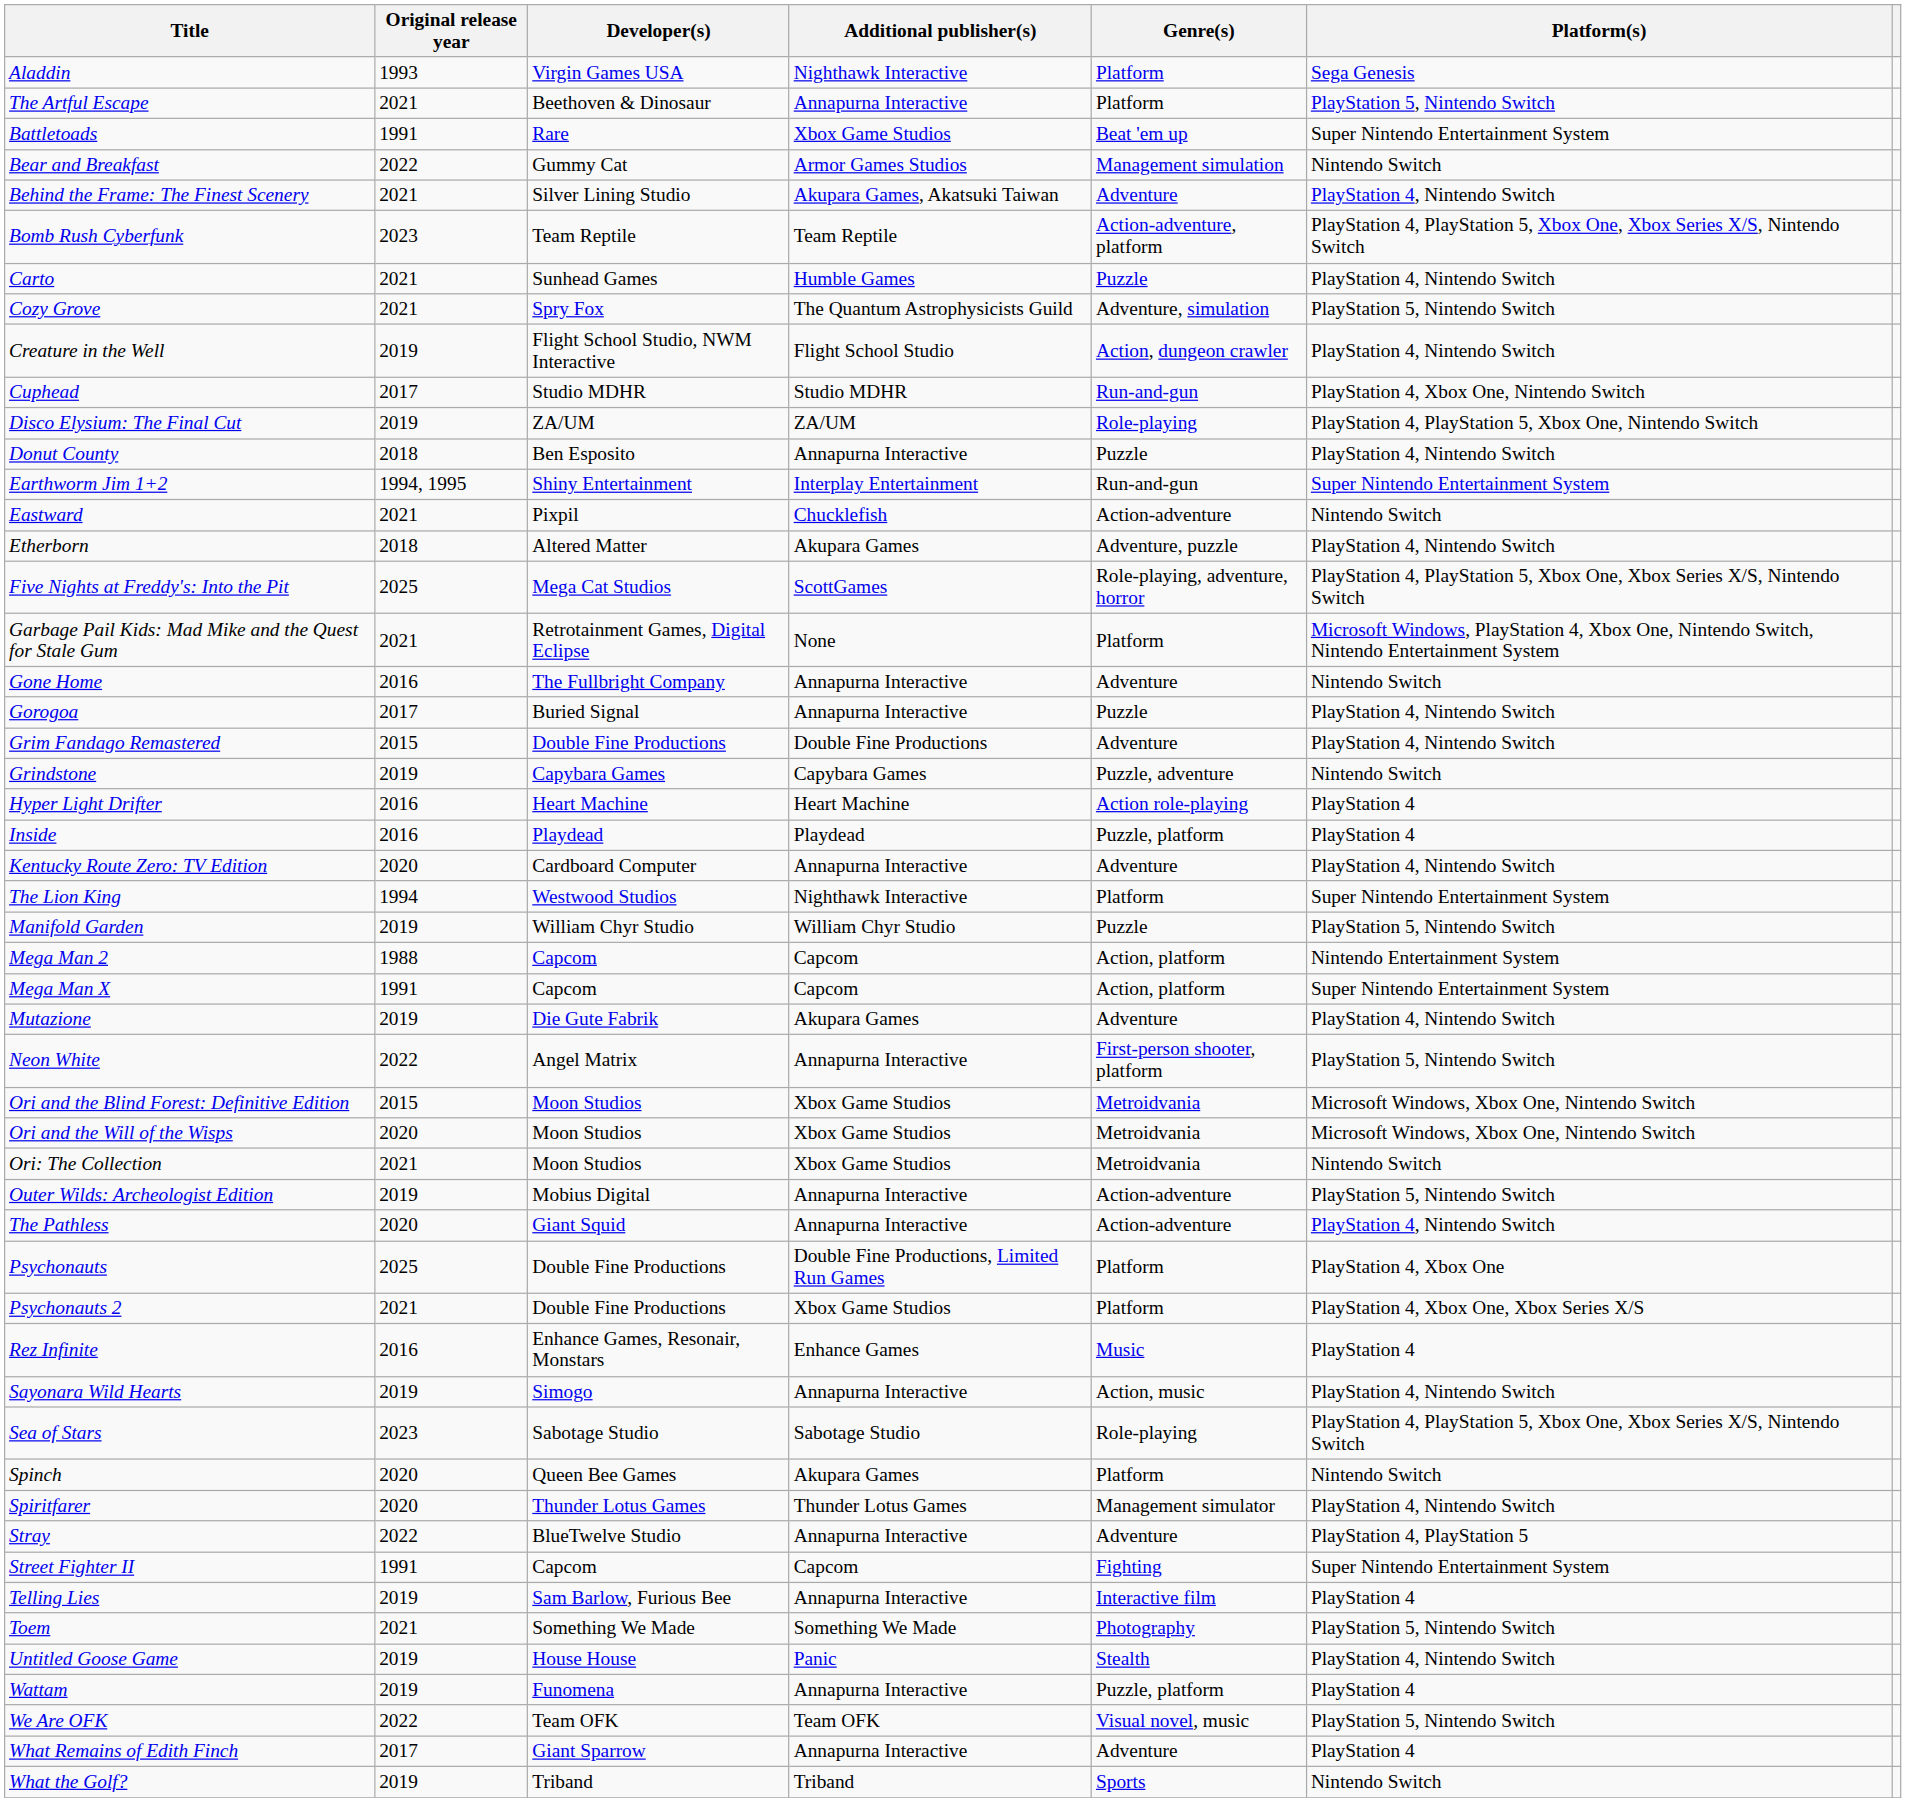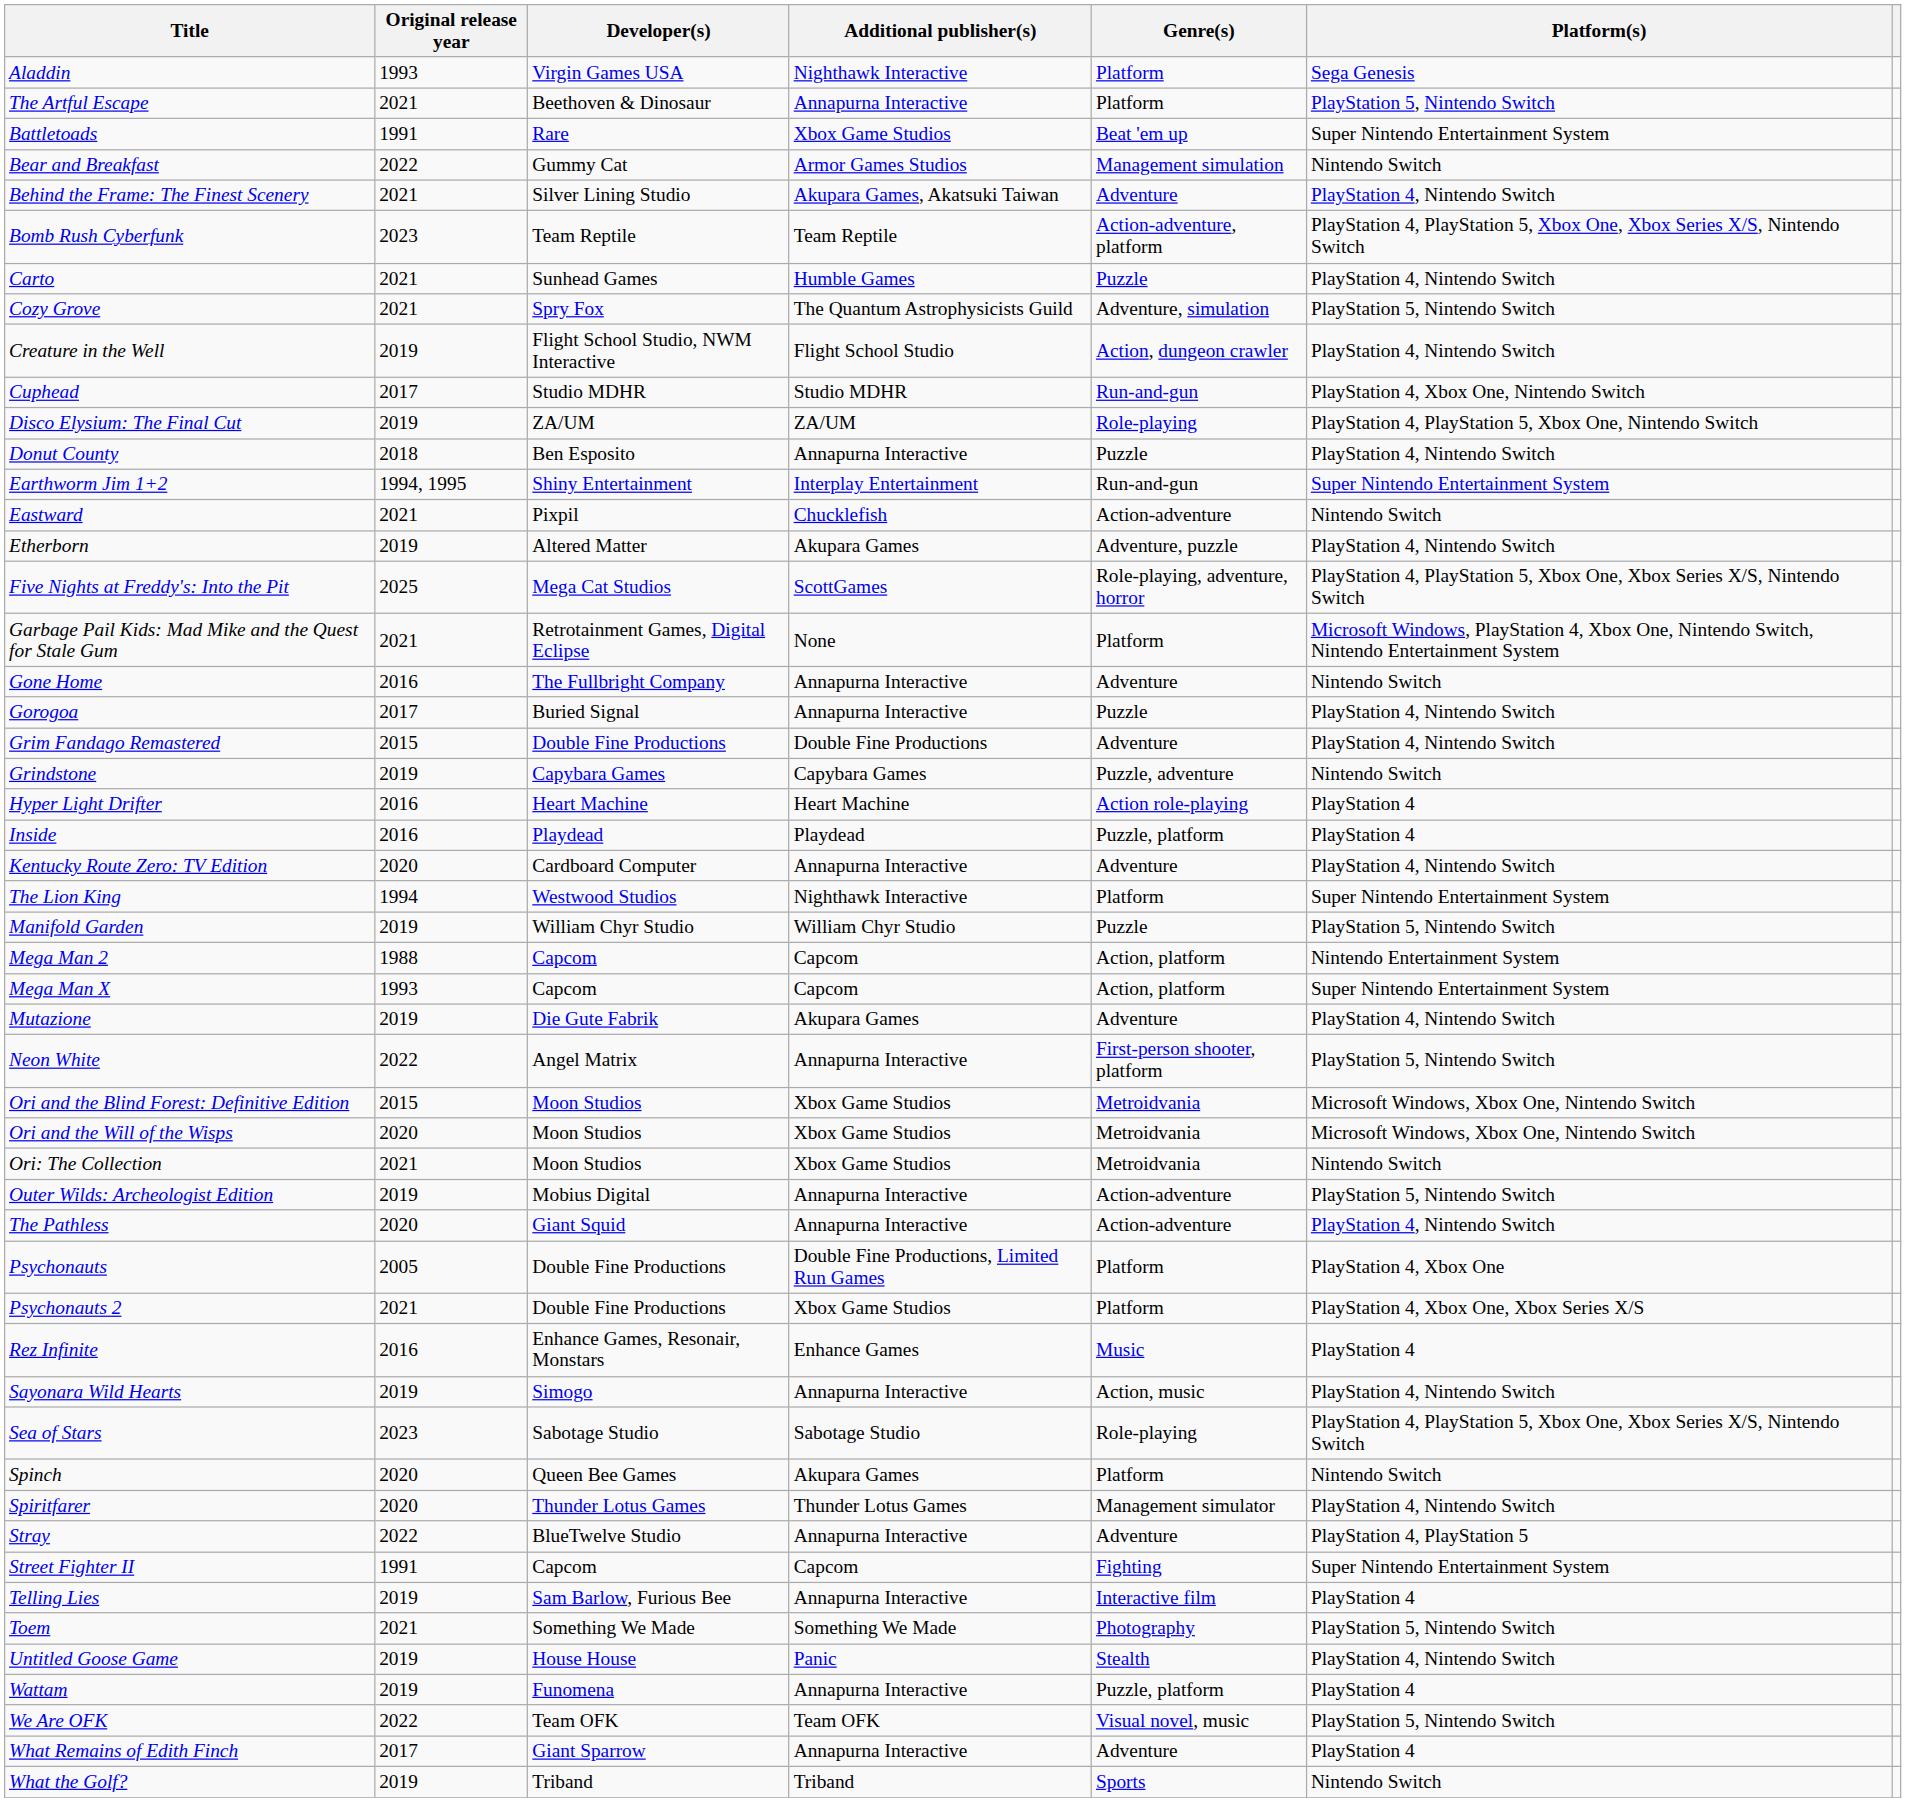(399, 545) 2018 -> (399, 545) 2019
(399, 988) 1991 -> (399, 988) 1993
(399, 1266) 2025 -> (399, 1266) 2005
